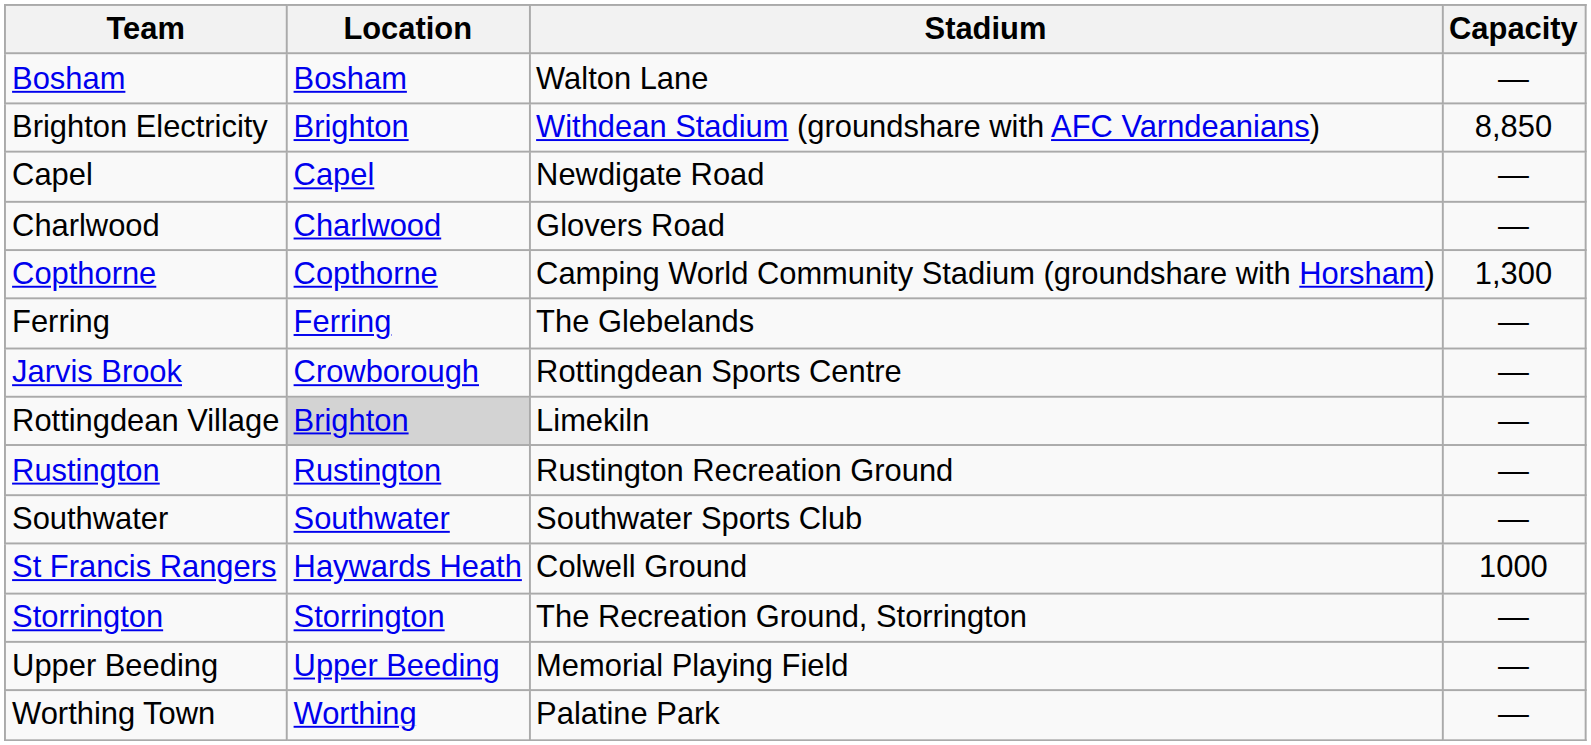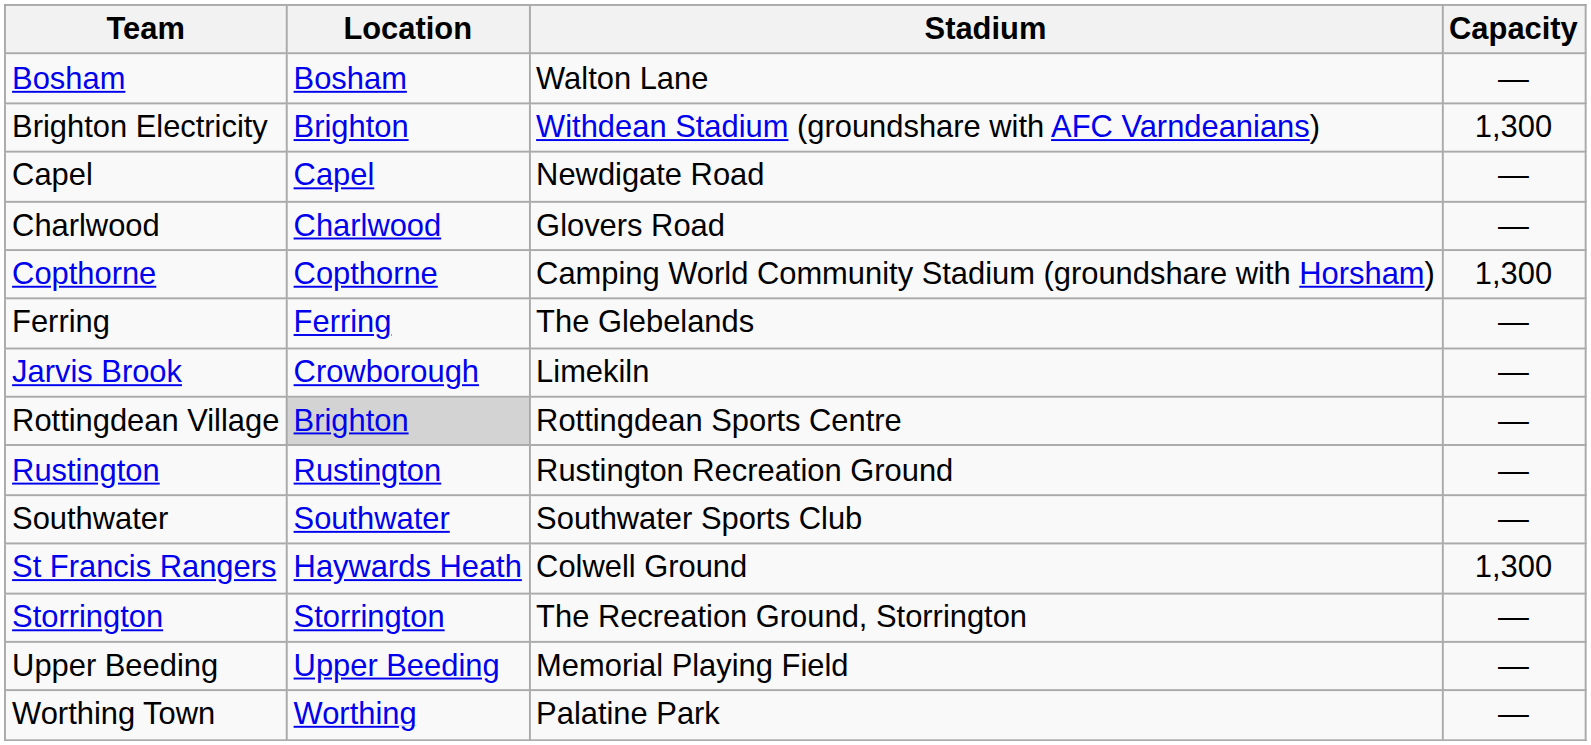(1513, 126) 8,850 -> (1513, 126) 1,300
(719, 371) Rottingdean Sports Centre -> (593, 371) Limekiln
(593, 420) Limekiln -> (719, 420) Rottingdean Sports Centre
(1513, 567) 1000 -> (1513, 567) 1,300
